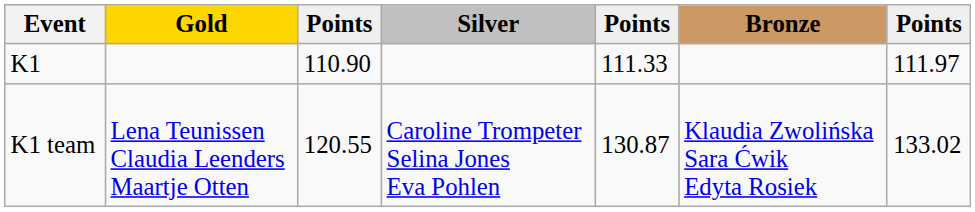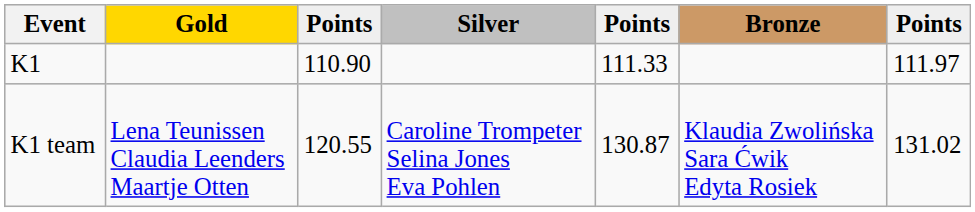(927, 144) 133.02 -> (927, 144) 131.02
